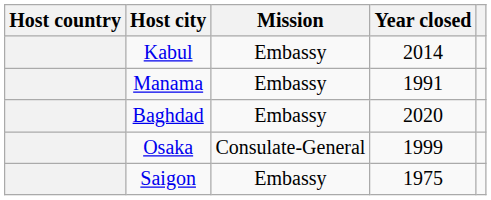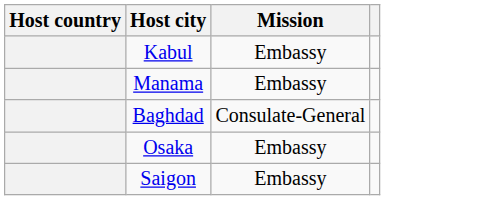- column: (423, 20)
(290, 115) Embassy -> (290, 115) Consulate-General
(290, 147) Consulate-General -> (290, 147) Embassy
